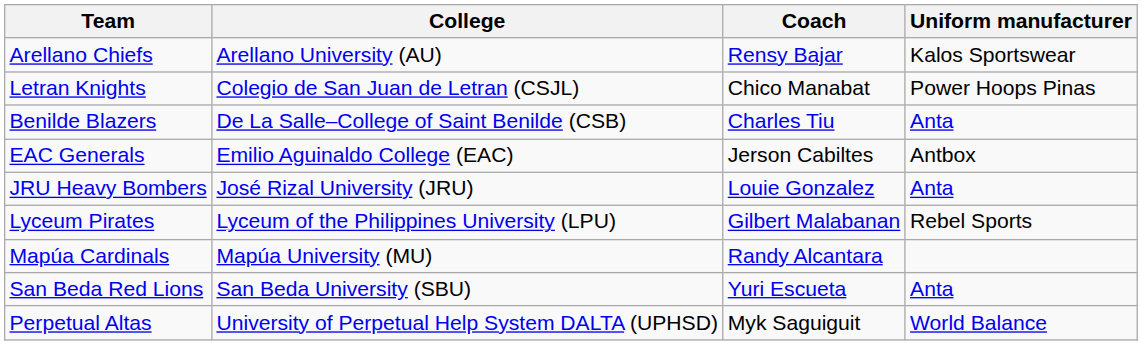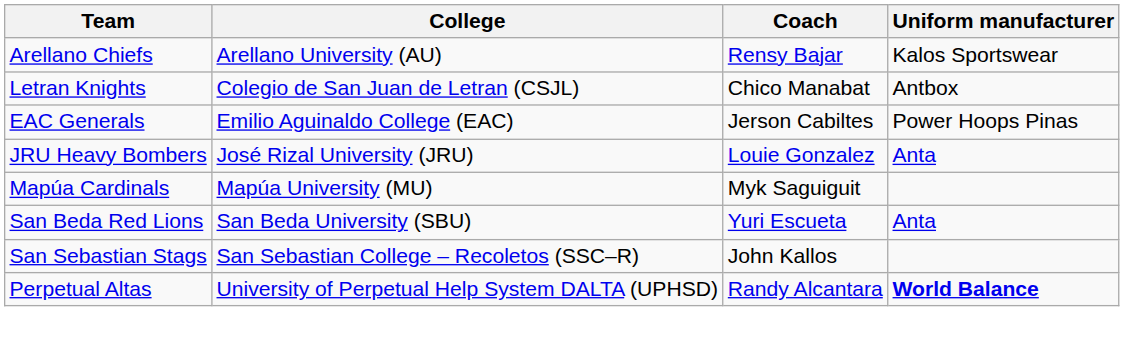(1003, 88) Power Hoops Pinas -> (925, 88) Antbox
- row: (83, 121)
(943, 155) Antbox -> (985, 121) Power Hoops Pinas
- row: (82, 222)
(805, 255) Randy Alcantara -> (794, 188) Myk Saguiguit
+ row: (108, 255)
(794, 322) Myk Saguiguit -> (805, 289) Randy Alcantara
(979, 322) normal -> (966, 289) bold
